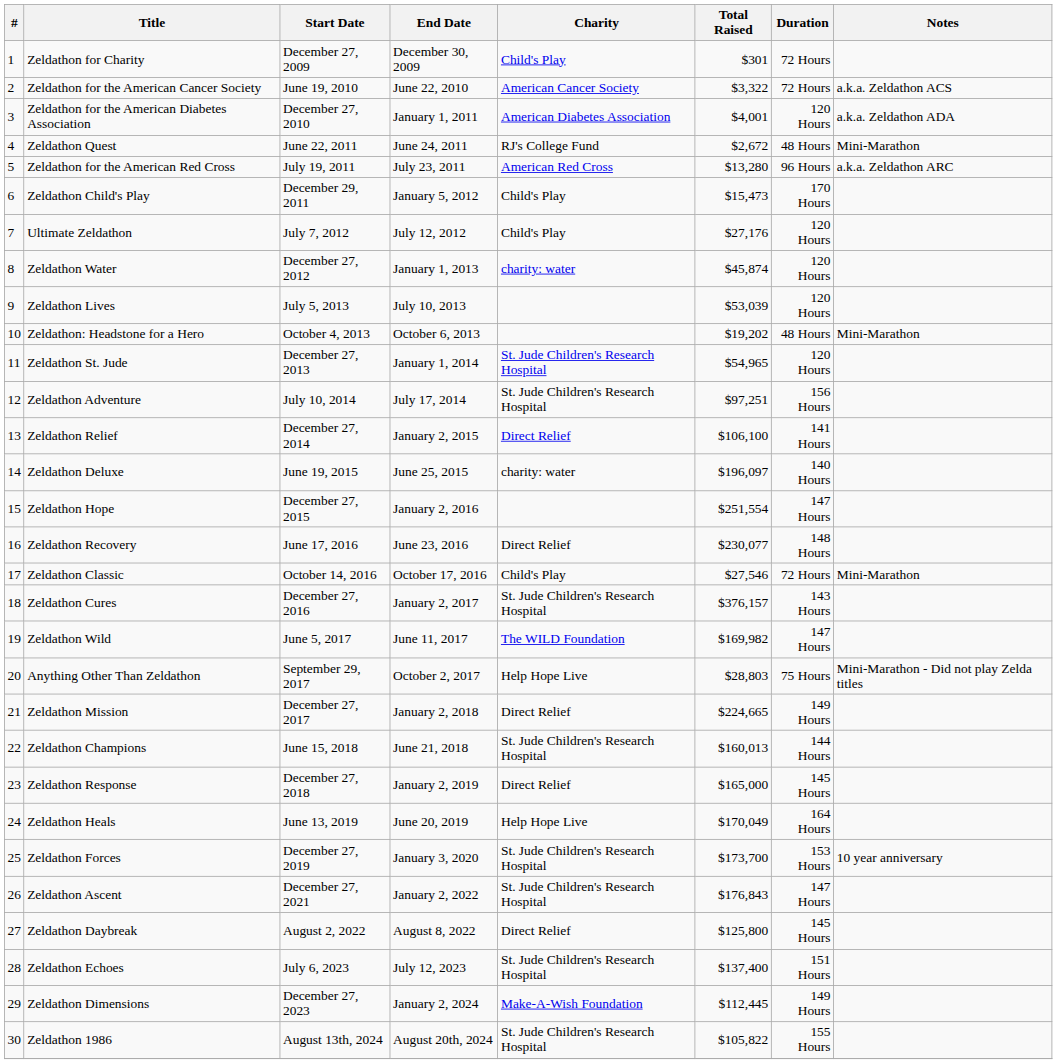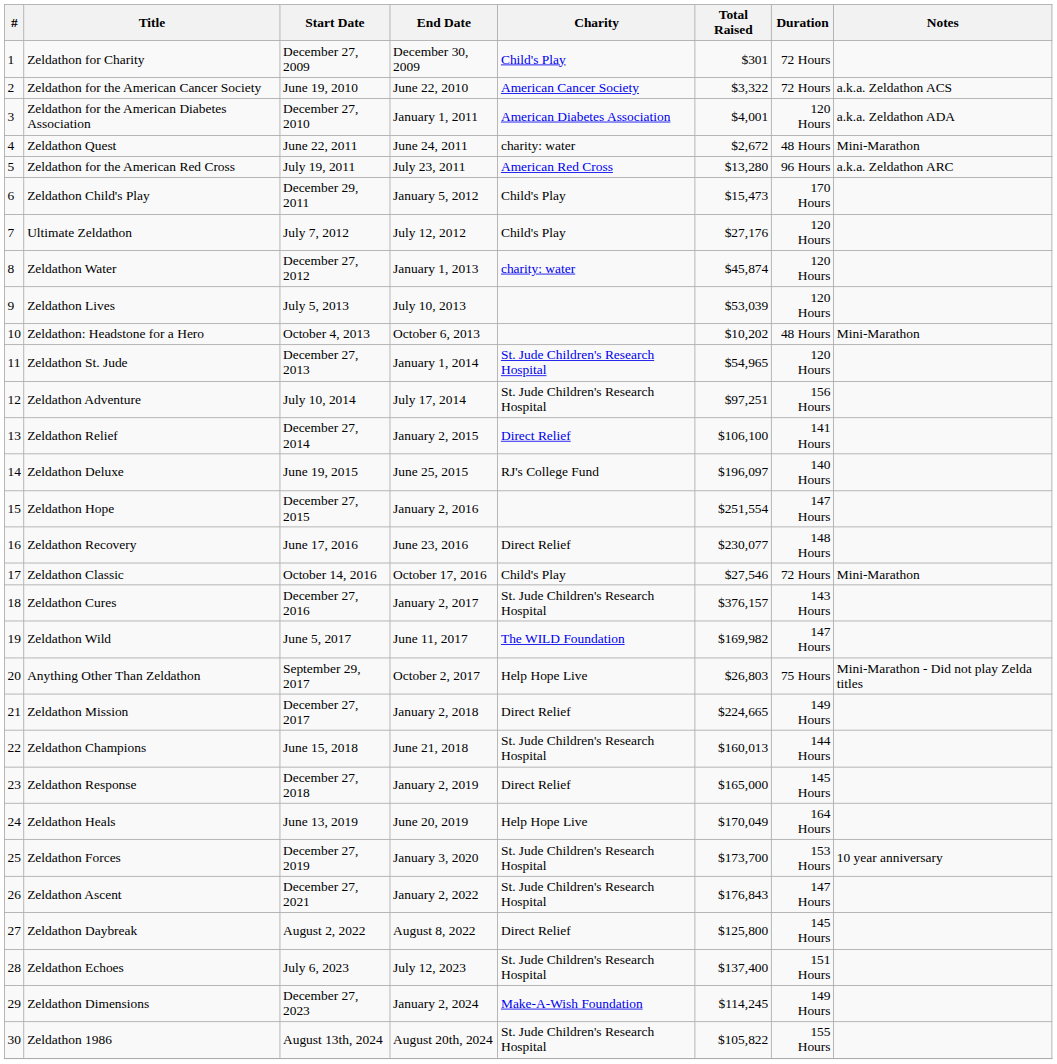(550, 145) RJ's College Fund -> (538, 145) charity: water
(746, 334) $19,202 -> (746, 334) $10,202
(538, 472) charity: water -> (550, 472) RJ's College Fund
(746, 675) $28,803 -> (746, 675) $26,803
(743, 1003) $112,445 -> (743, 1003) $114,245
